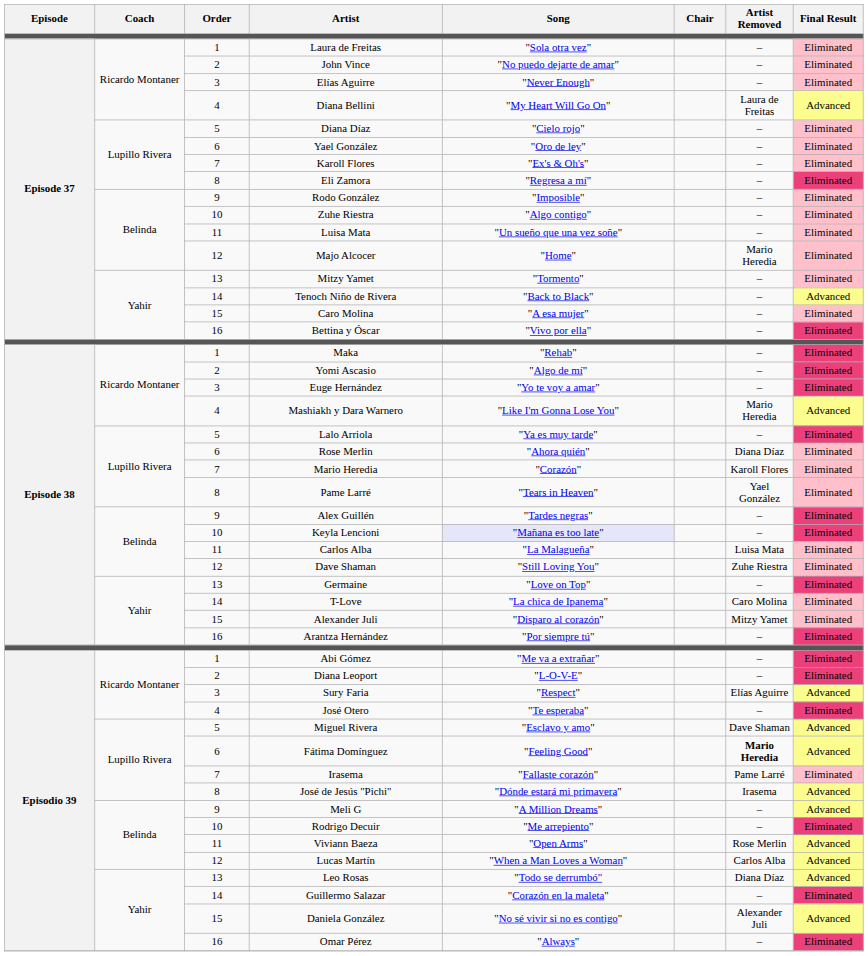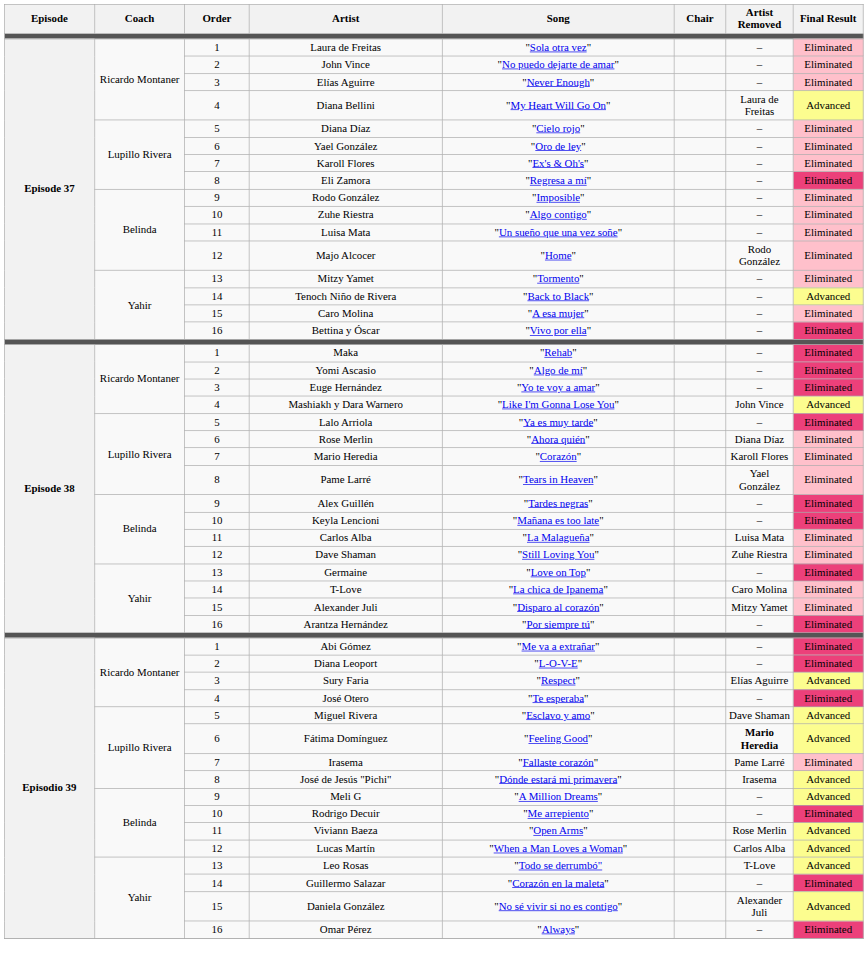(759, 255) Mario Heredia -> (759, 255) Rodo González
(759, 411) Mario Heredia -> (759, 404) John Vince
(558, 532) lavender background -> (558, 520) no background
(759, 878) Diana Díaz -> (759, 865) T-Love
